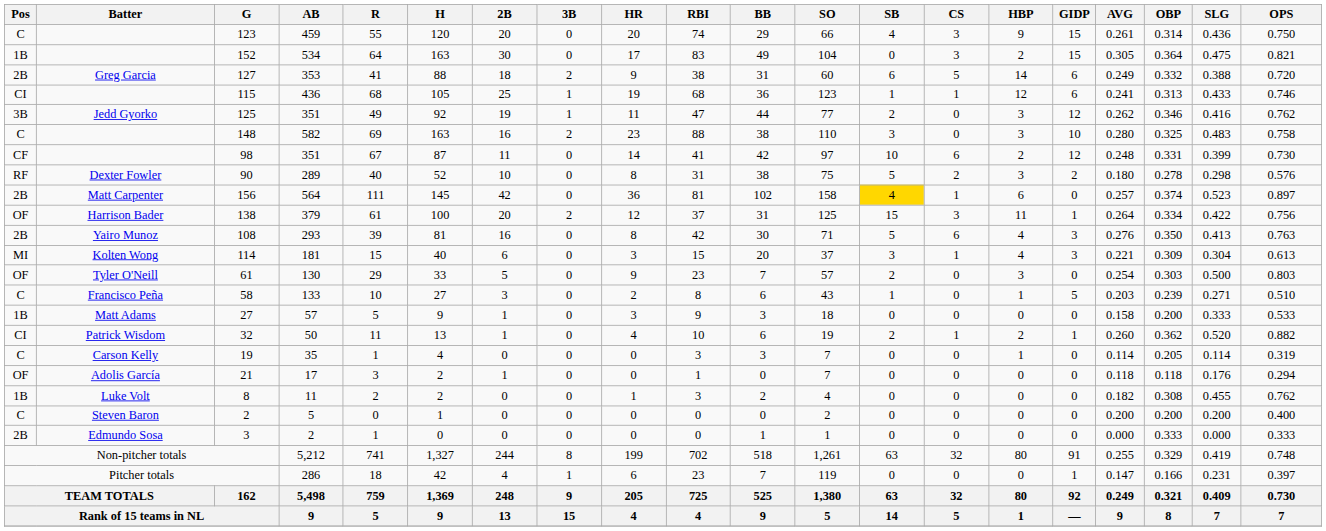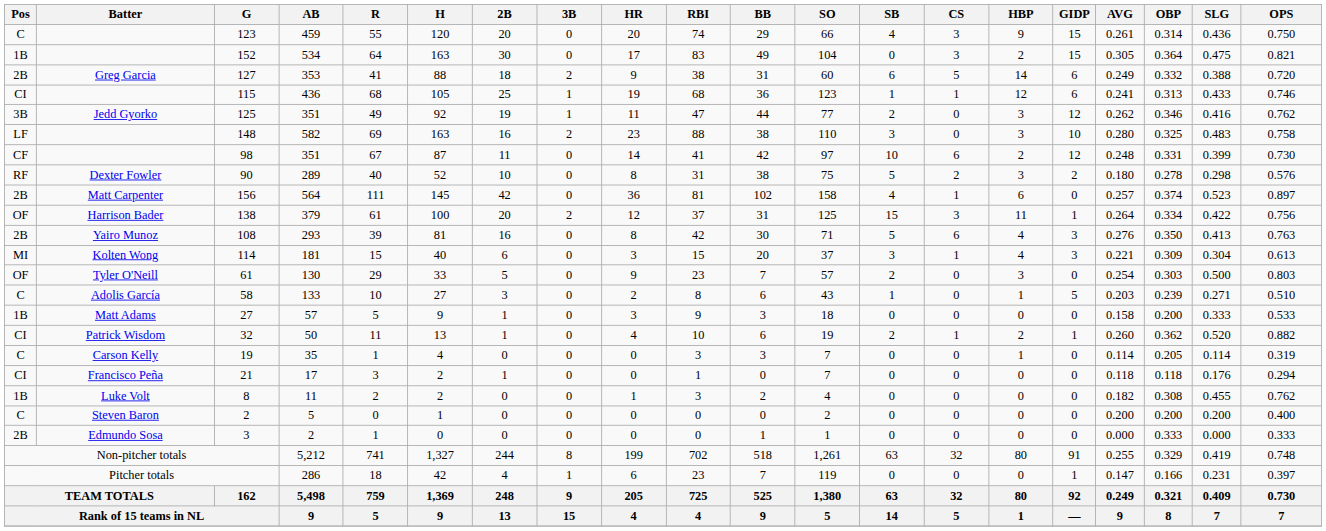(21, 134) C -> (21, 134) LF
(892, 194) gold background -> (892, 194) no background
(125, 295) Francisco Peña -> (125, 295) Adolis García
(21, 375) OF -> (21, 375) CI
(125, 375) Adolis García -> (125, 375) Francisco Peña
